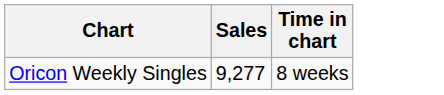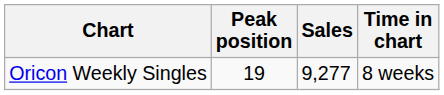+ column: (254, 31)
